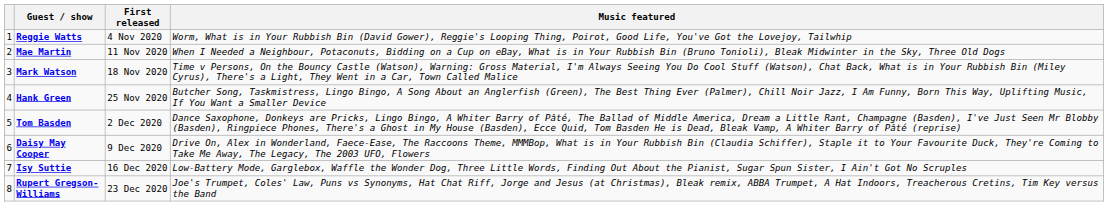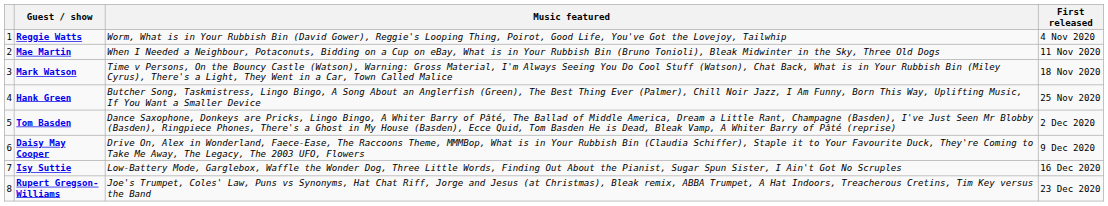columns swapped: (138, 17) <-> (637, 17)
